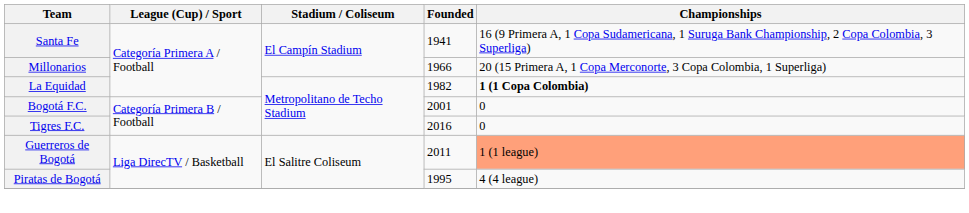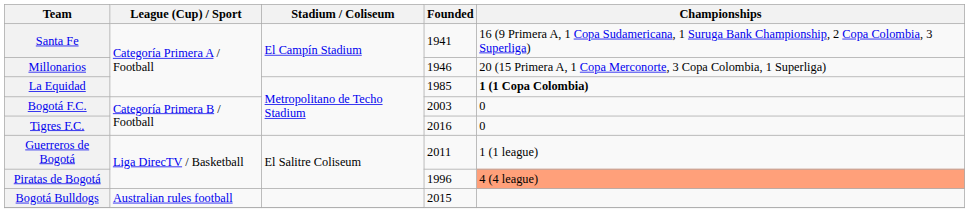(439, 67) 1966 -> (439, 67) 1946
(439, 86) 1982 -> (439, 86) 1985
(439, 106) 2001 -> (439, 106) 2003
(509, 152) lightsalmon background -> (509, 152) no background
(439, 178) 1995 -> (439, 178) 1996
(509, 178) no background -> (509, 178) lightsalmon background
+ row: (57, 198)
